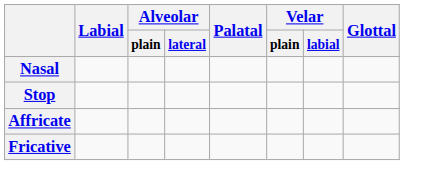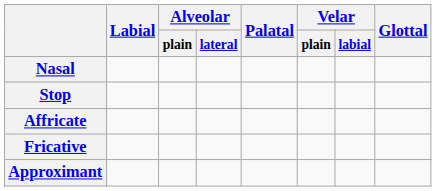+ row: (55, 172)
